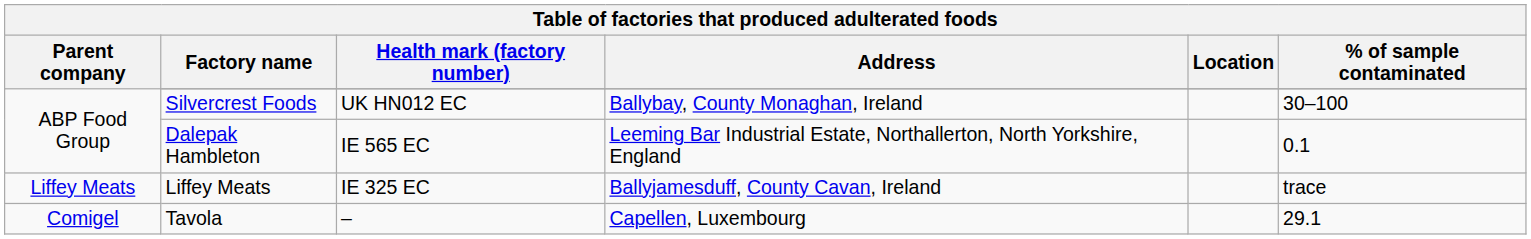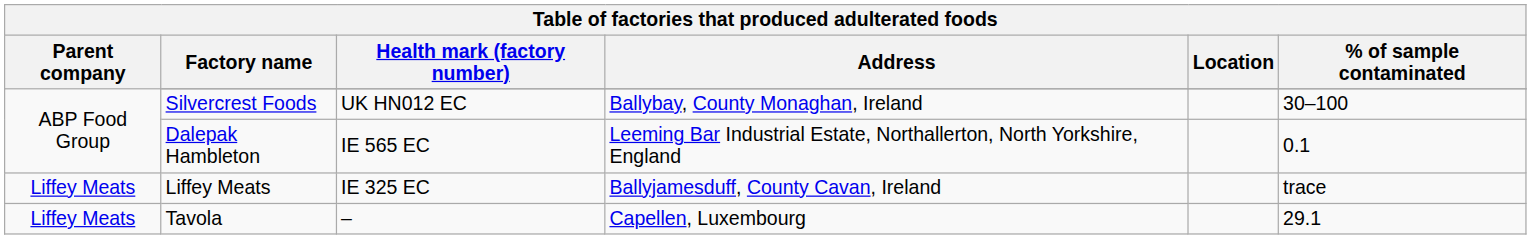(83, 218) Comigel -> (83, 218) Liffey Meats
